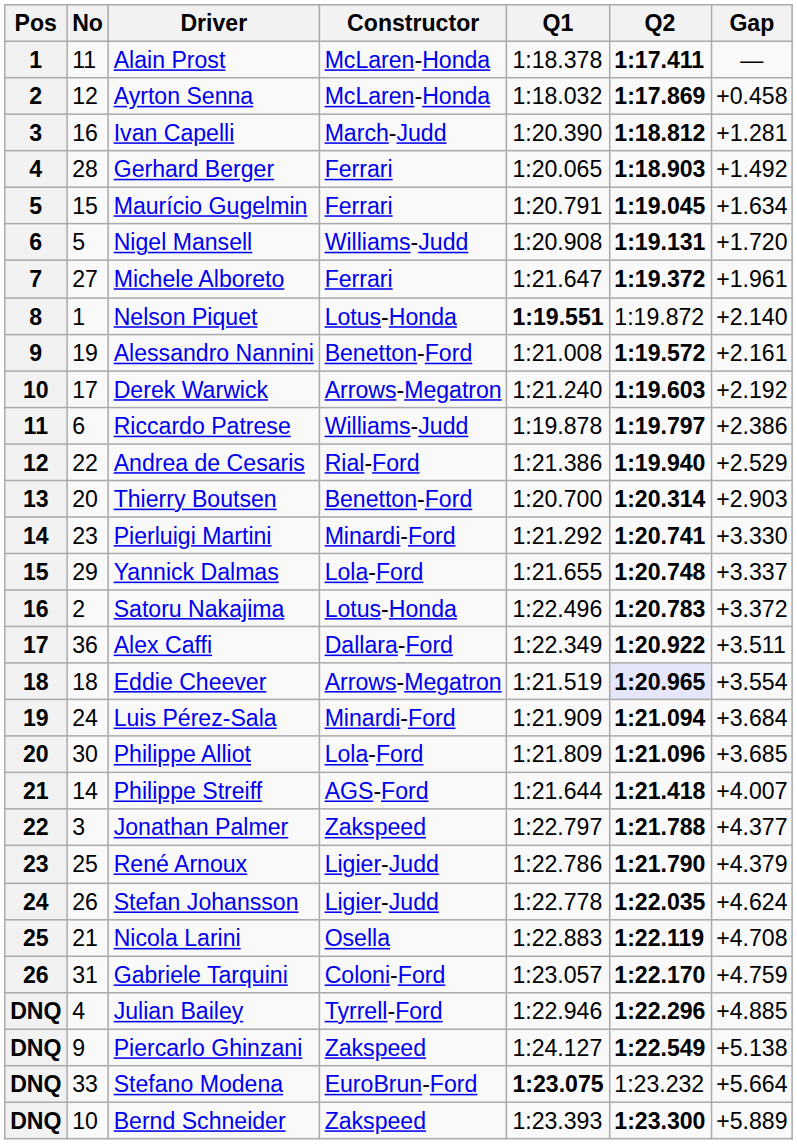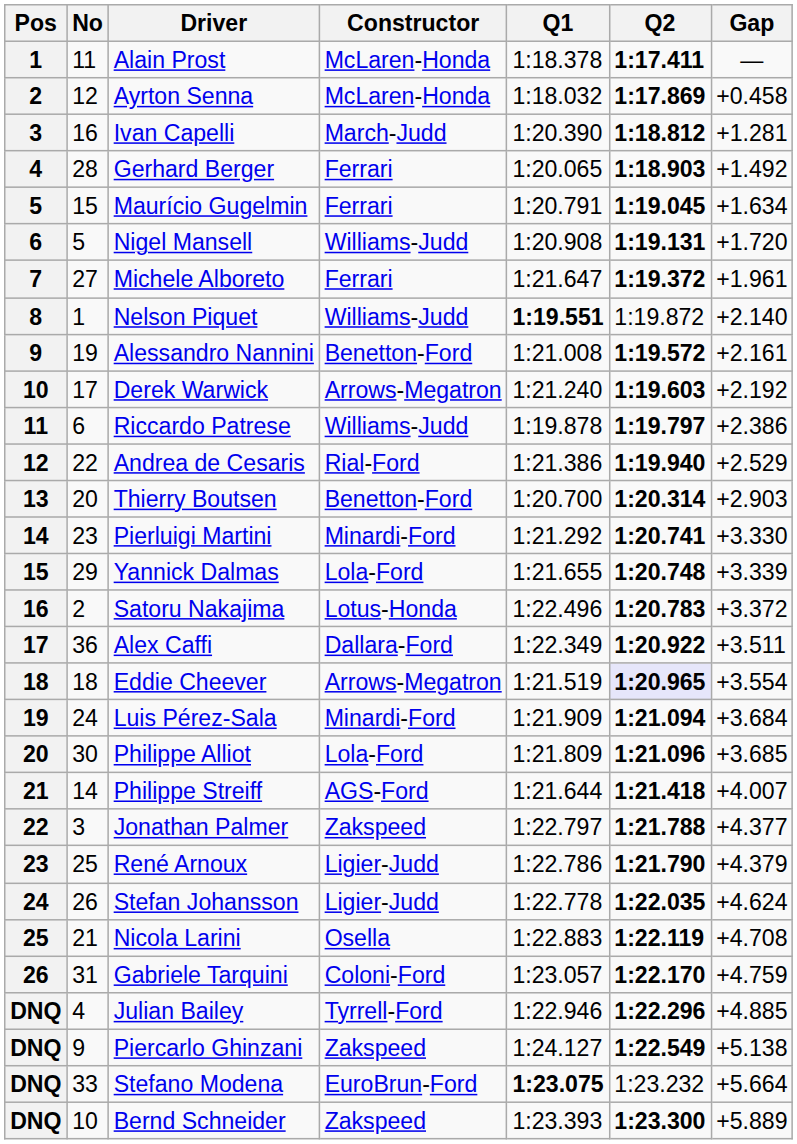(391, 316) Lotus-Honda -> (396, 316) Williams-Judd
(752, 572) +3.337 -> (752, 572) +3.339
